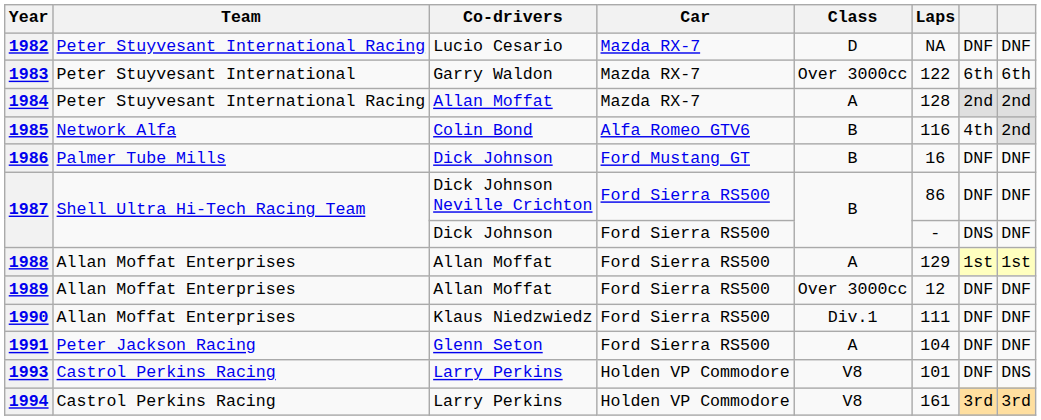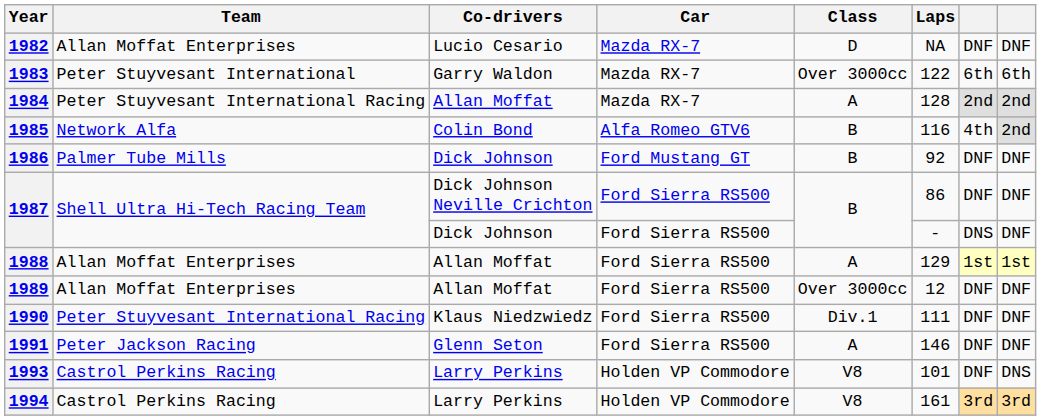(241, 46) Peter Stuyvesant International Racing -> (176, 46) Allan Moffat Enterprises
(935, 158) 16 -> (935, 158) 92
(176, 317) Allan Moffat Enterprises -> (241, 317) Peter Stuyvesant International Racing
(935, 345) 104 -> (935, 345) 146
